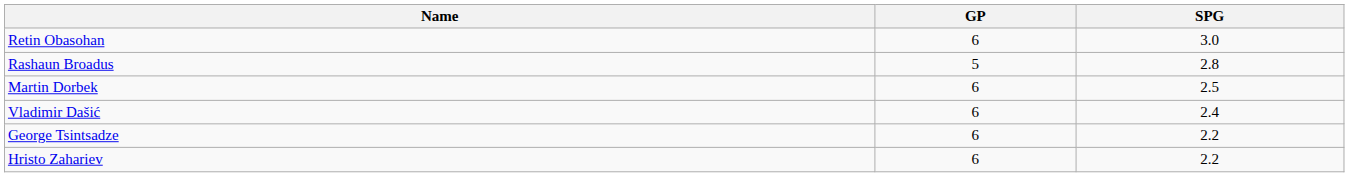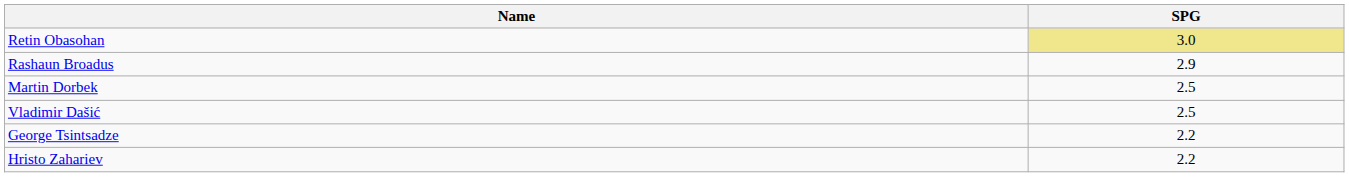- column: (975, 16)
(1210, 40) no background -> (1186, 40) khaki background
(1210, 64) 2.8 -> (1186, 64) 2.9
(1210, 111) 2.4 -> (1186, 111) 2.5
